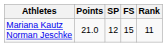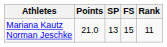(113, 30) 12 -> (113, 30) 13
